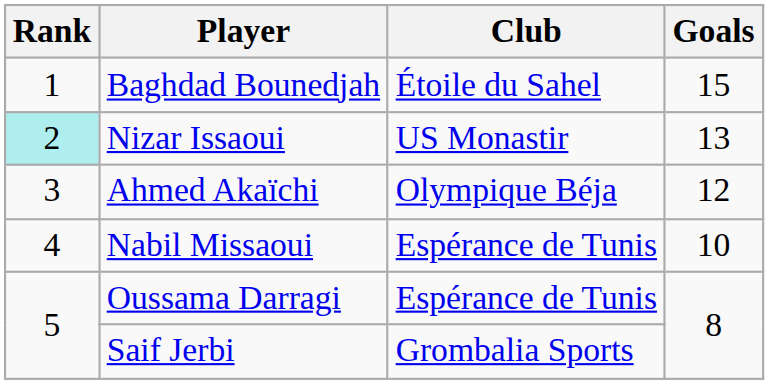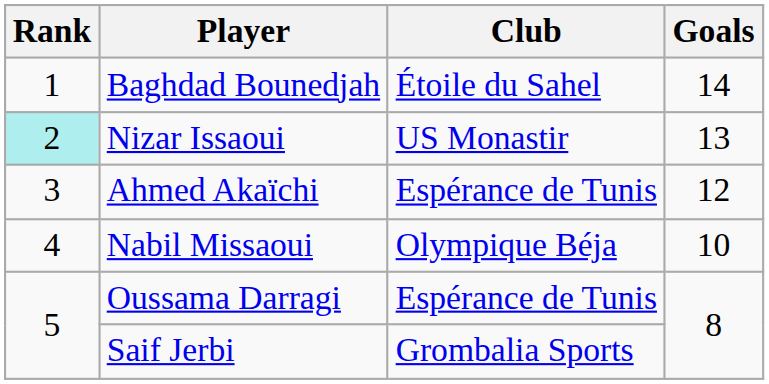(714, 84) 15 -> (714, 84) 14
(506, 191) Olympique Béja -> (526, 191) Espérance de Tunis
(526, 244) Espérance de Tunis -> (506, 244) Olympique Béja
